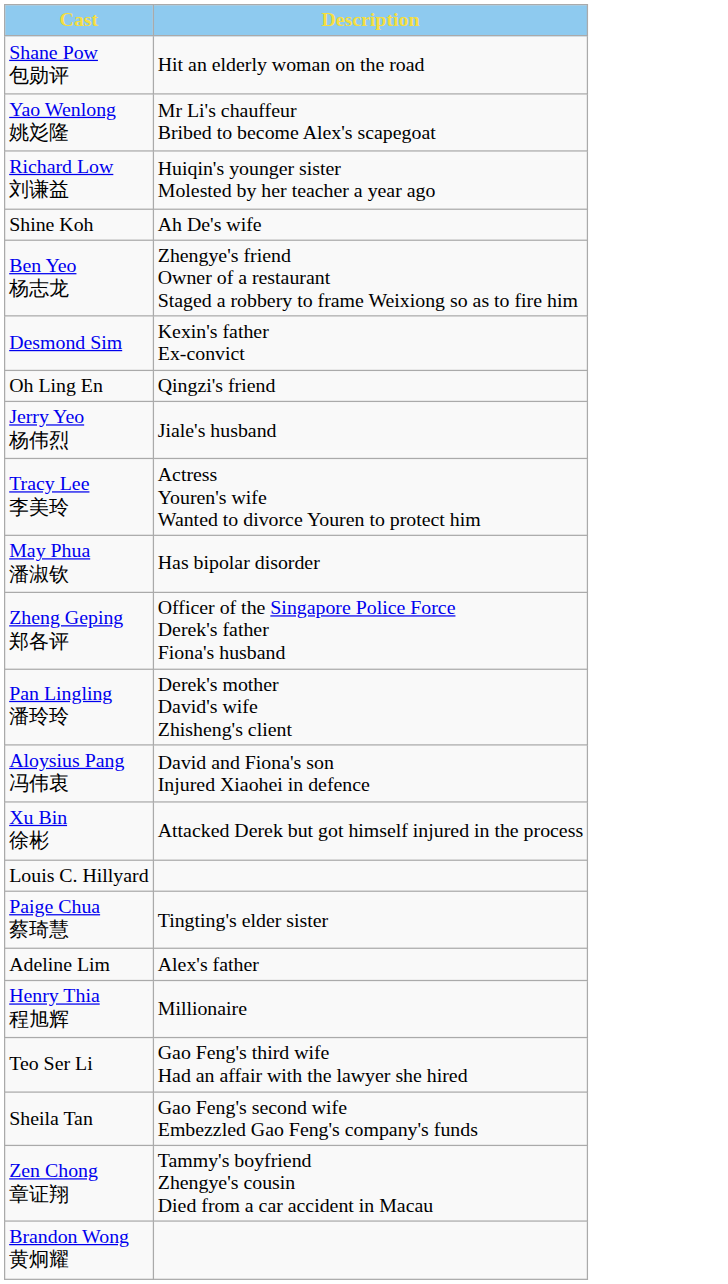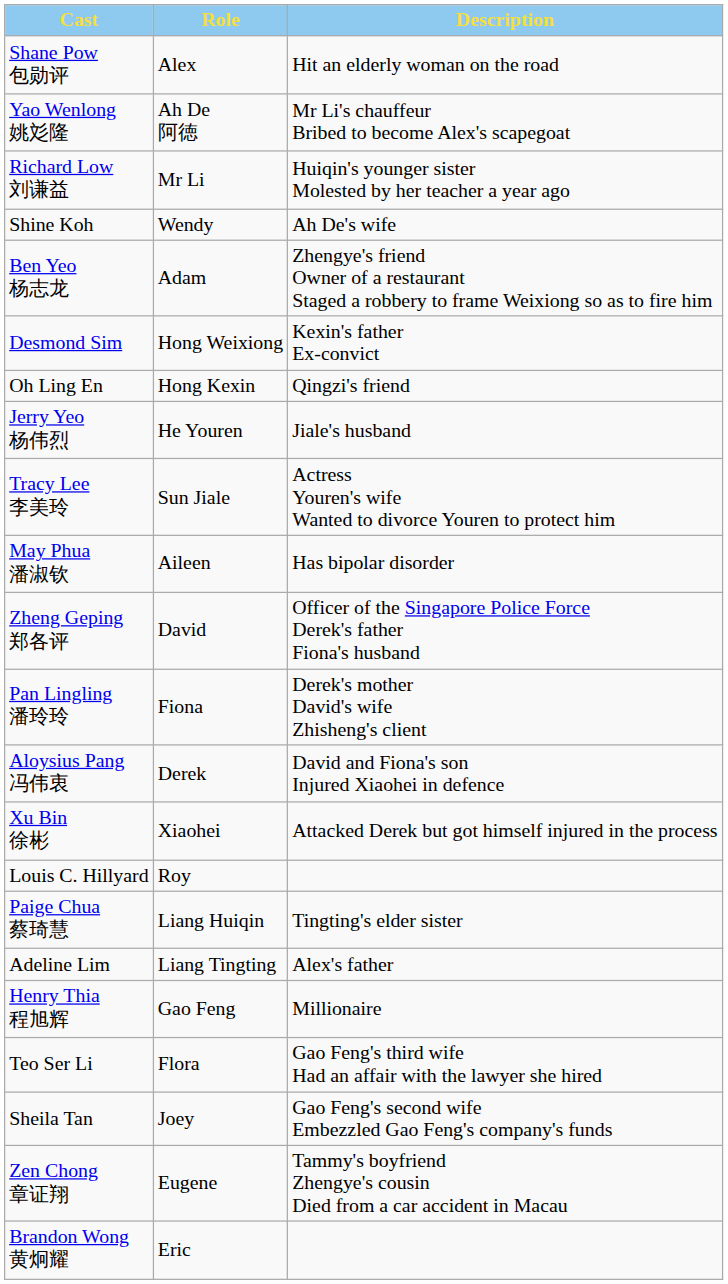+ column: (220, 20)
